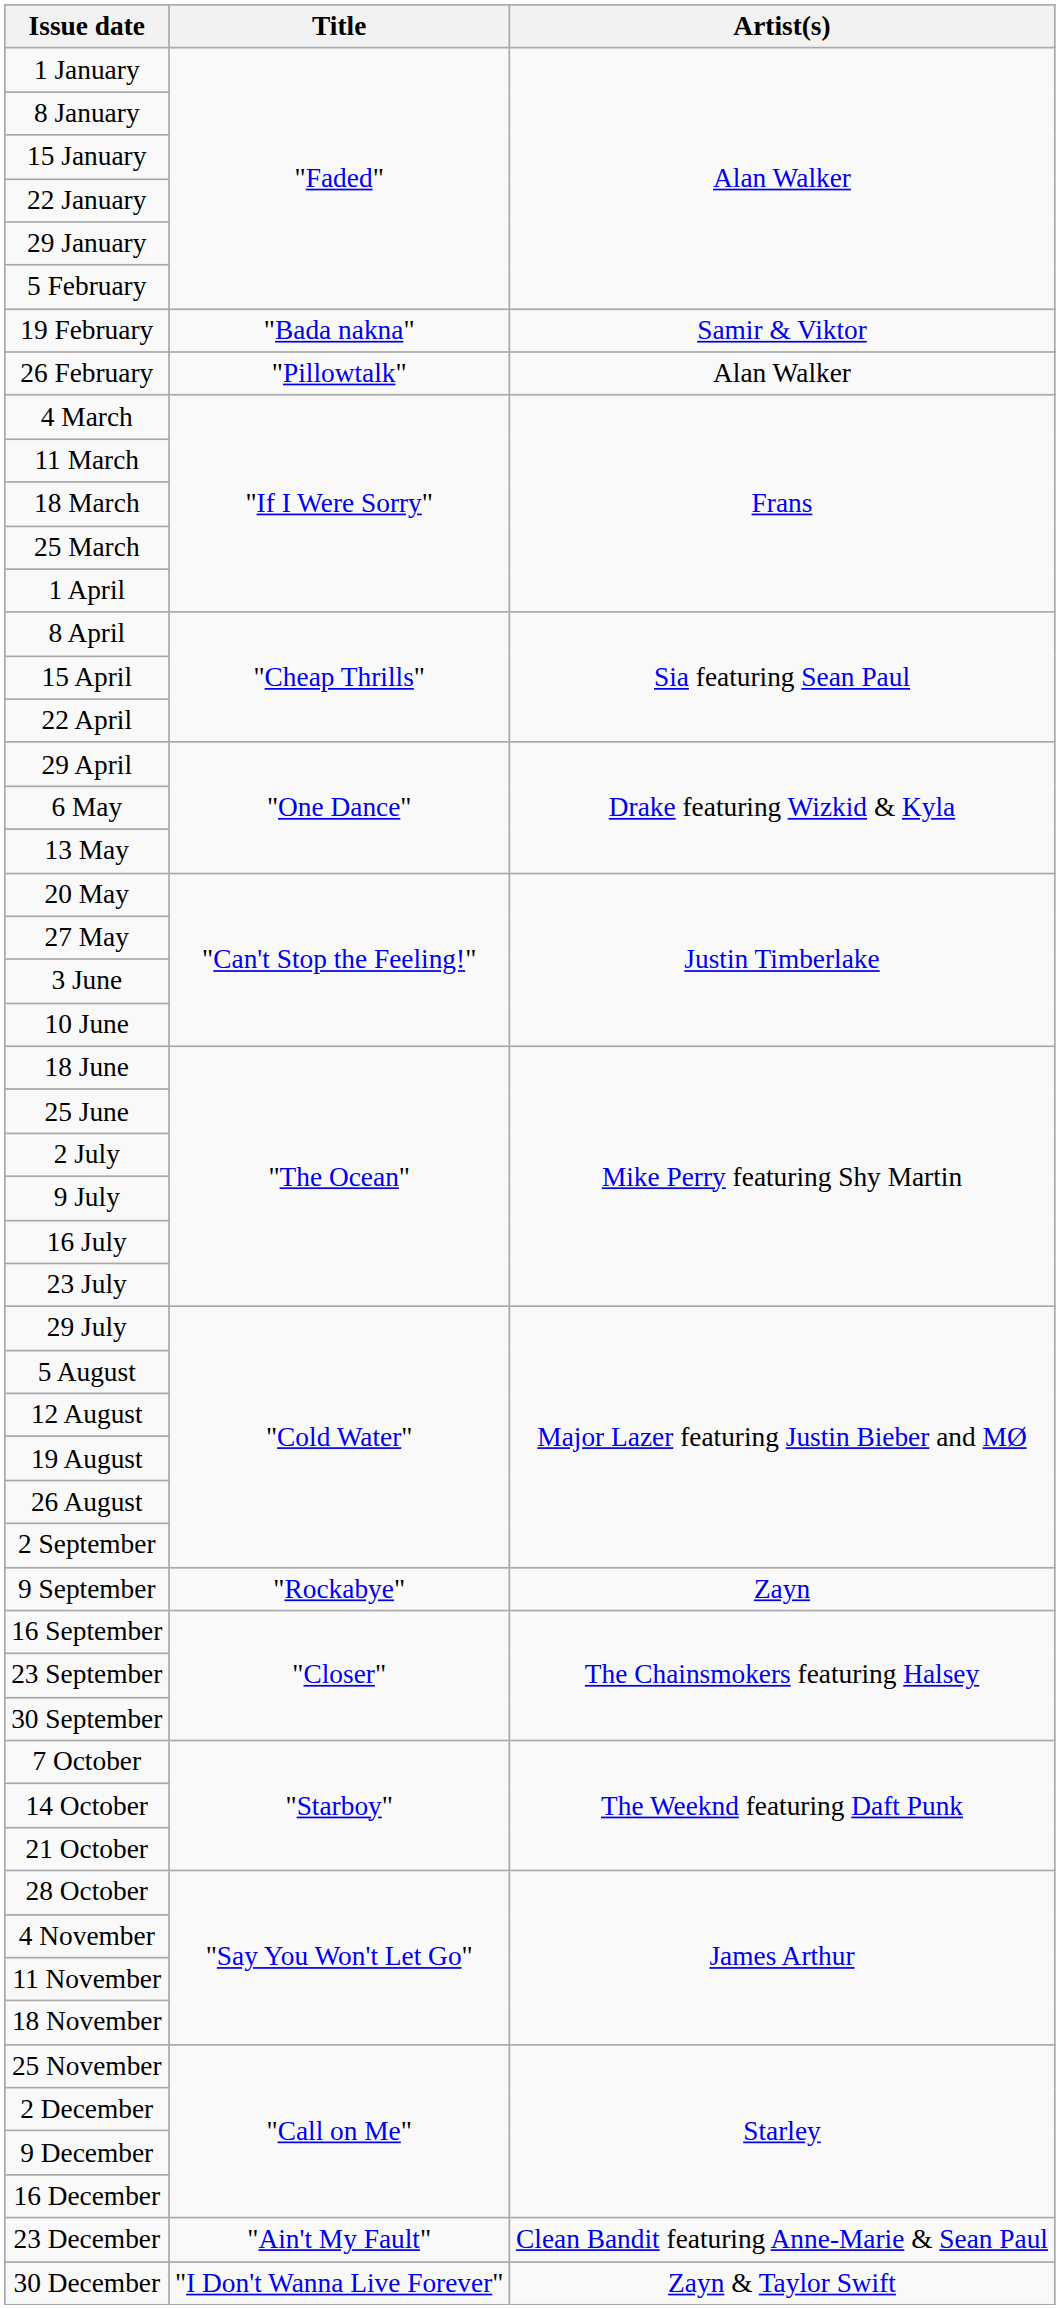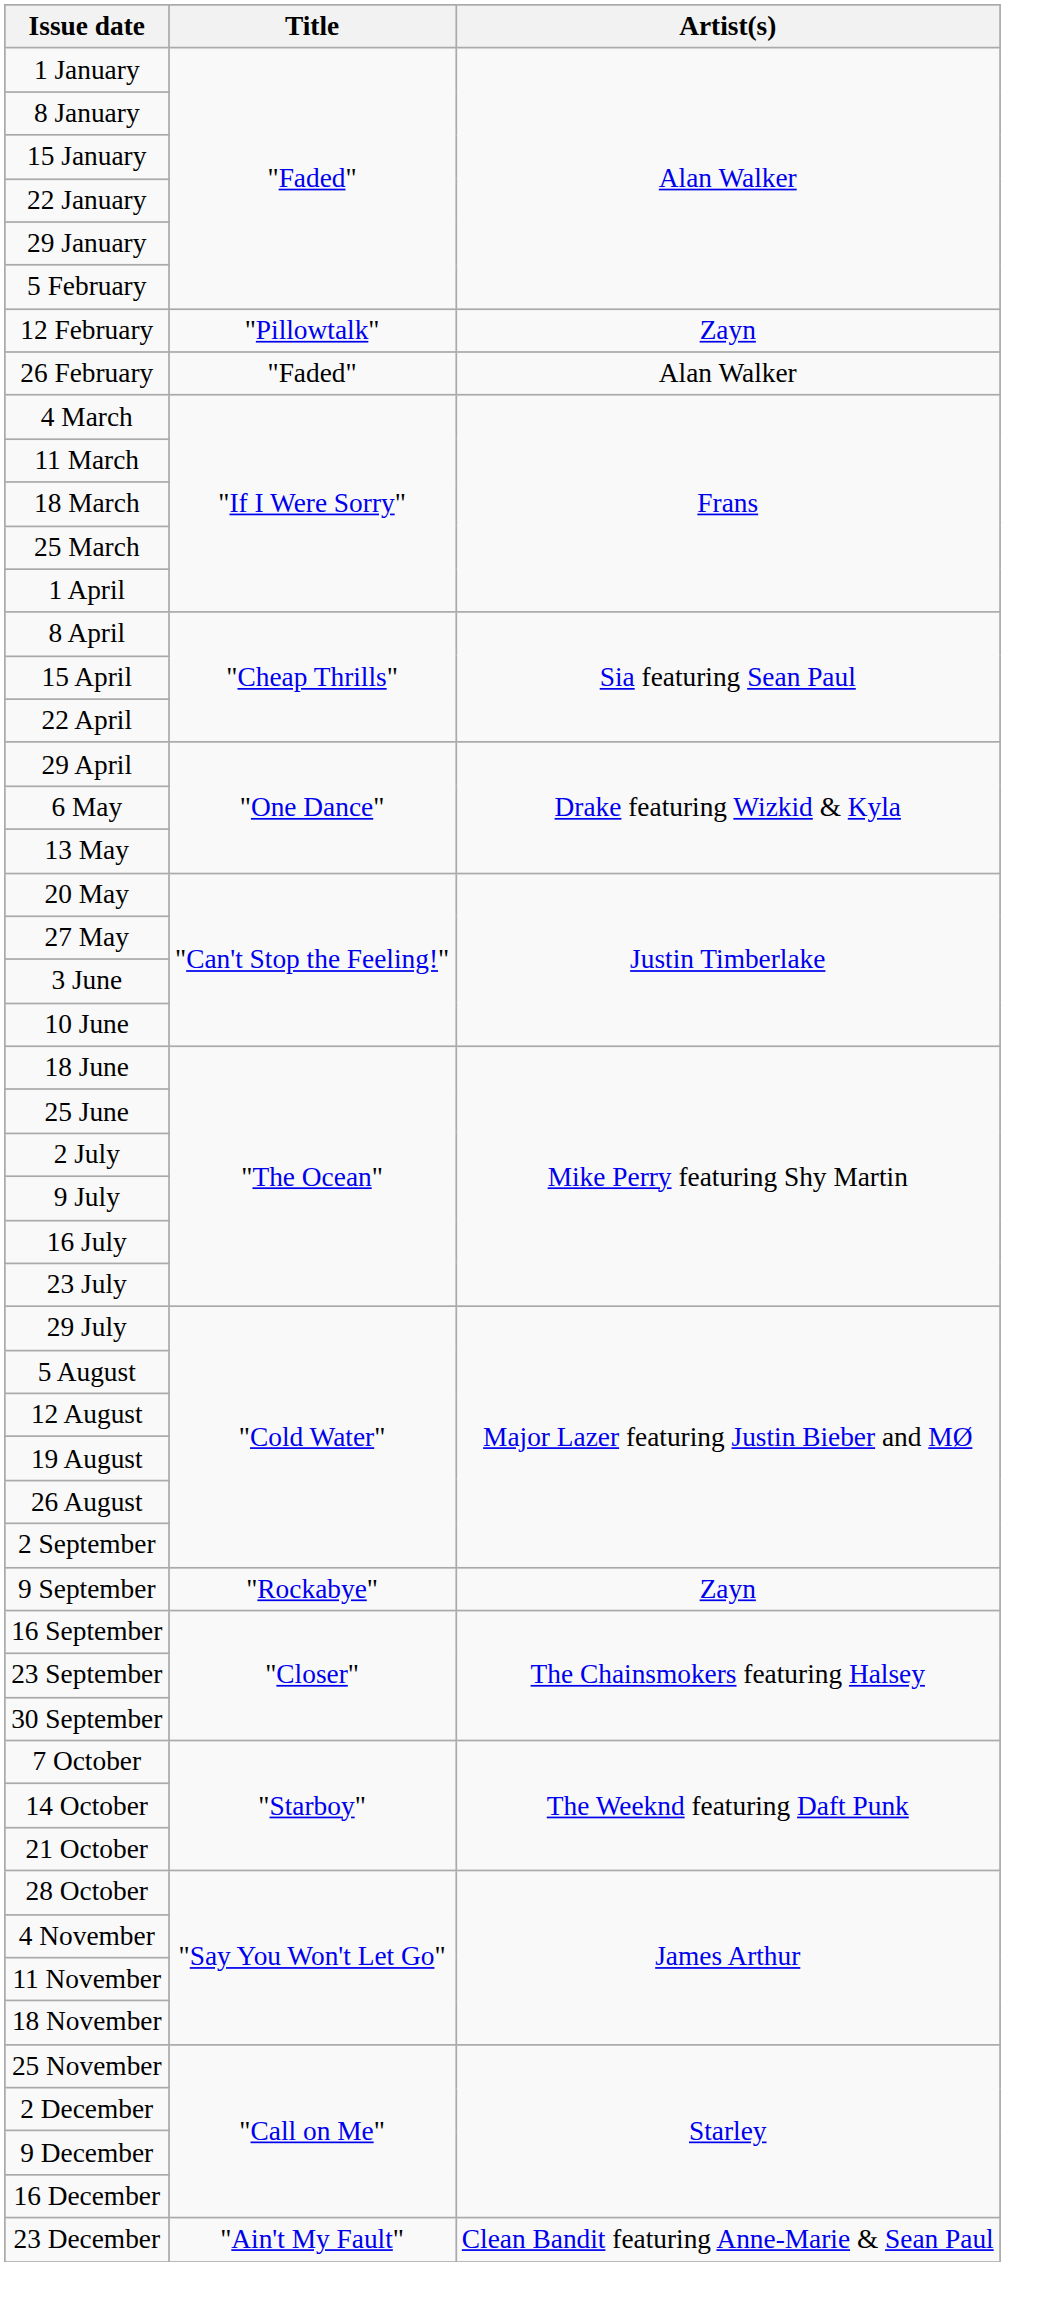+ row: (87, 329)
- row: (87, 329)
(339, 373) "Pillowtalk" -> (312, 373) "Faded"
- row: (87, 2282)
